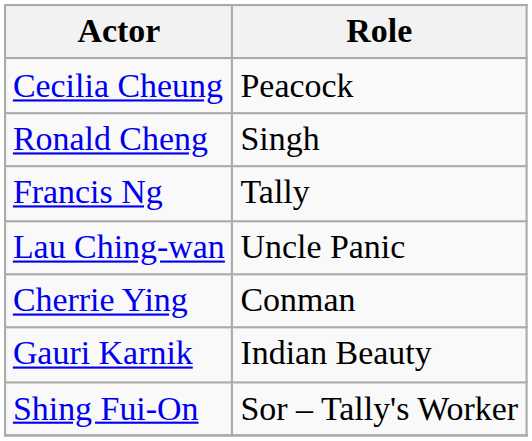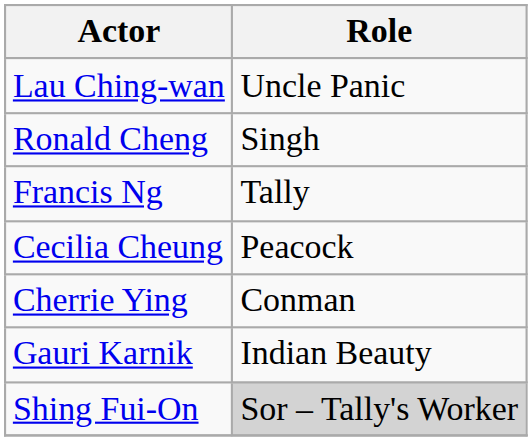rows swapped: (119, 246) <-> (118, 85)
(379, 407) no background -> (379, 407) lightgrey background
